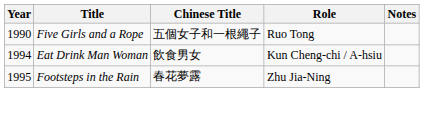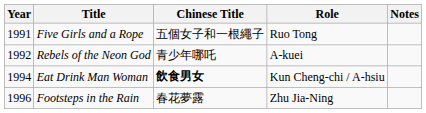(19, 34) 1990 -> (19, 34) 1991
+ row: (94, 55)
(177, 55) normal -> (180, 76) bold
(19, 76) 1995 -> (19, 98) 1996
